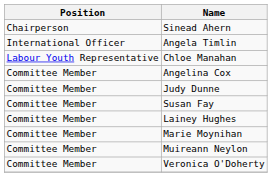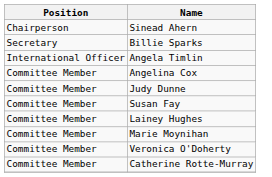+ row: (166, 42)
- row: (200, 58)
- row: (205, 149)
+ row: (191, 165)
